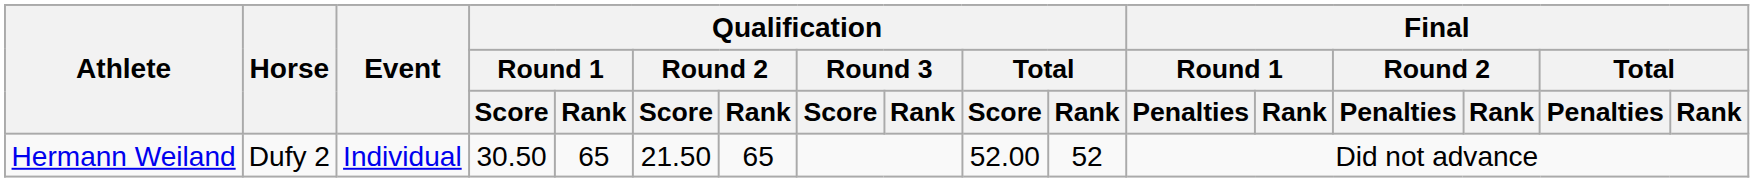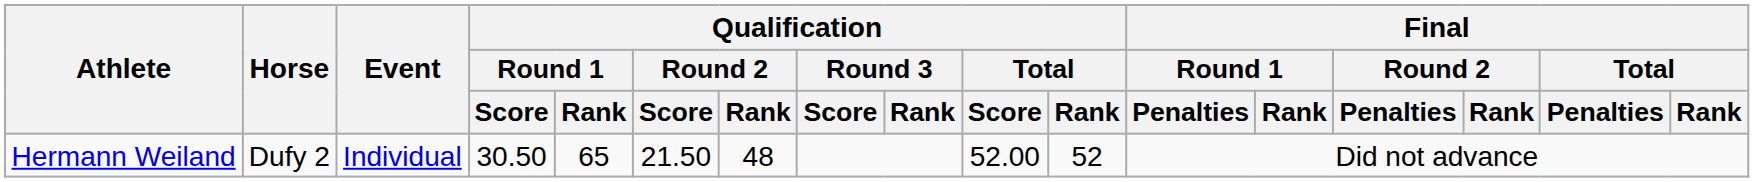(758, 156) 65 -> (758, 156) 48
